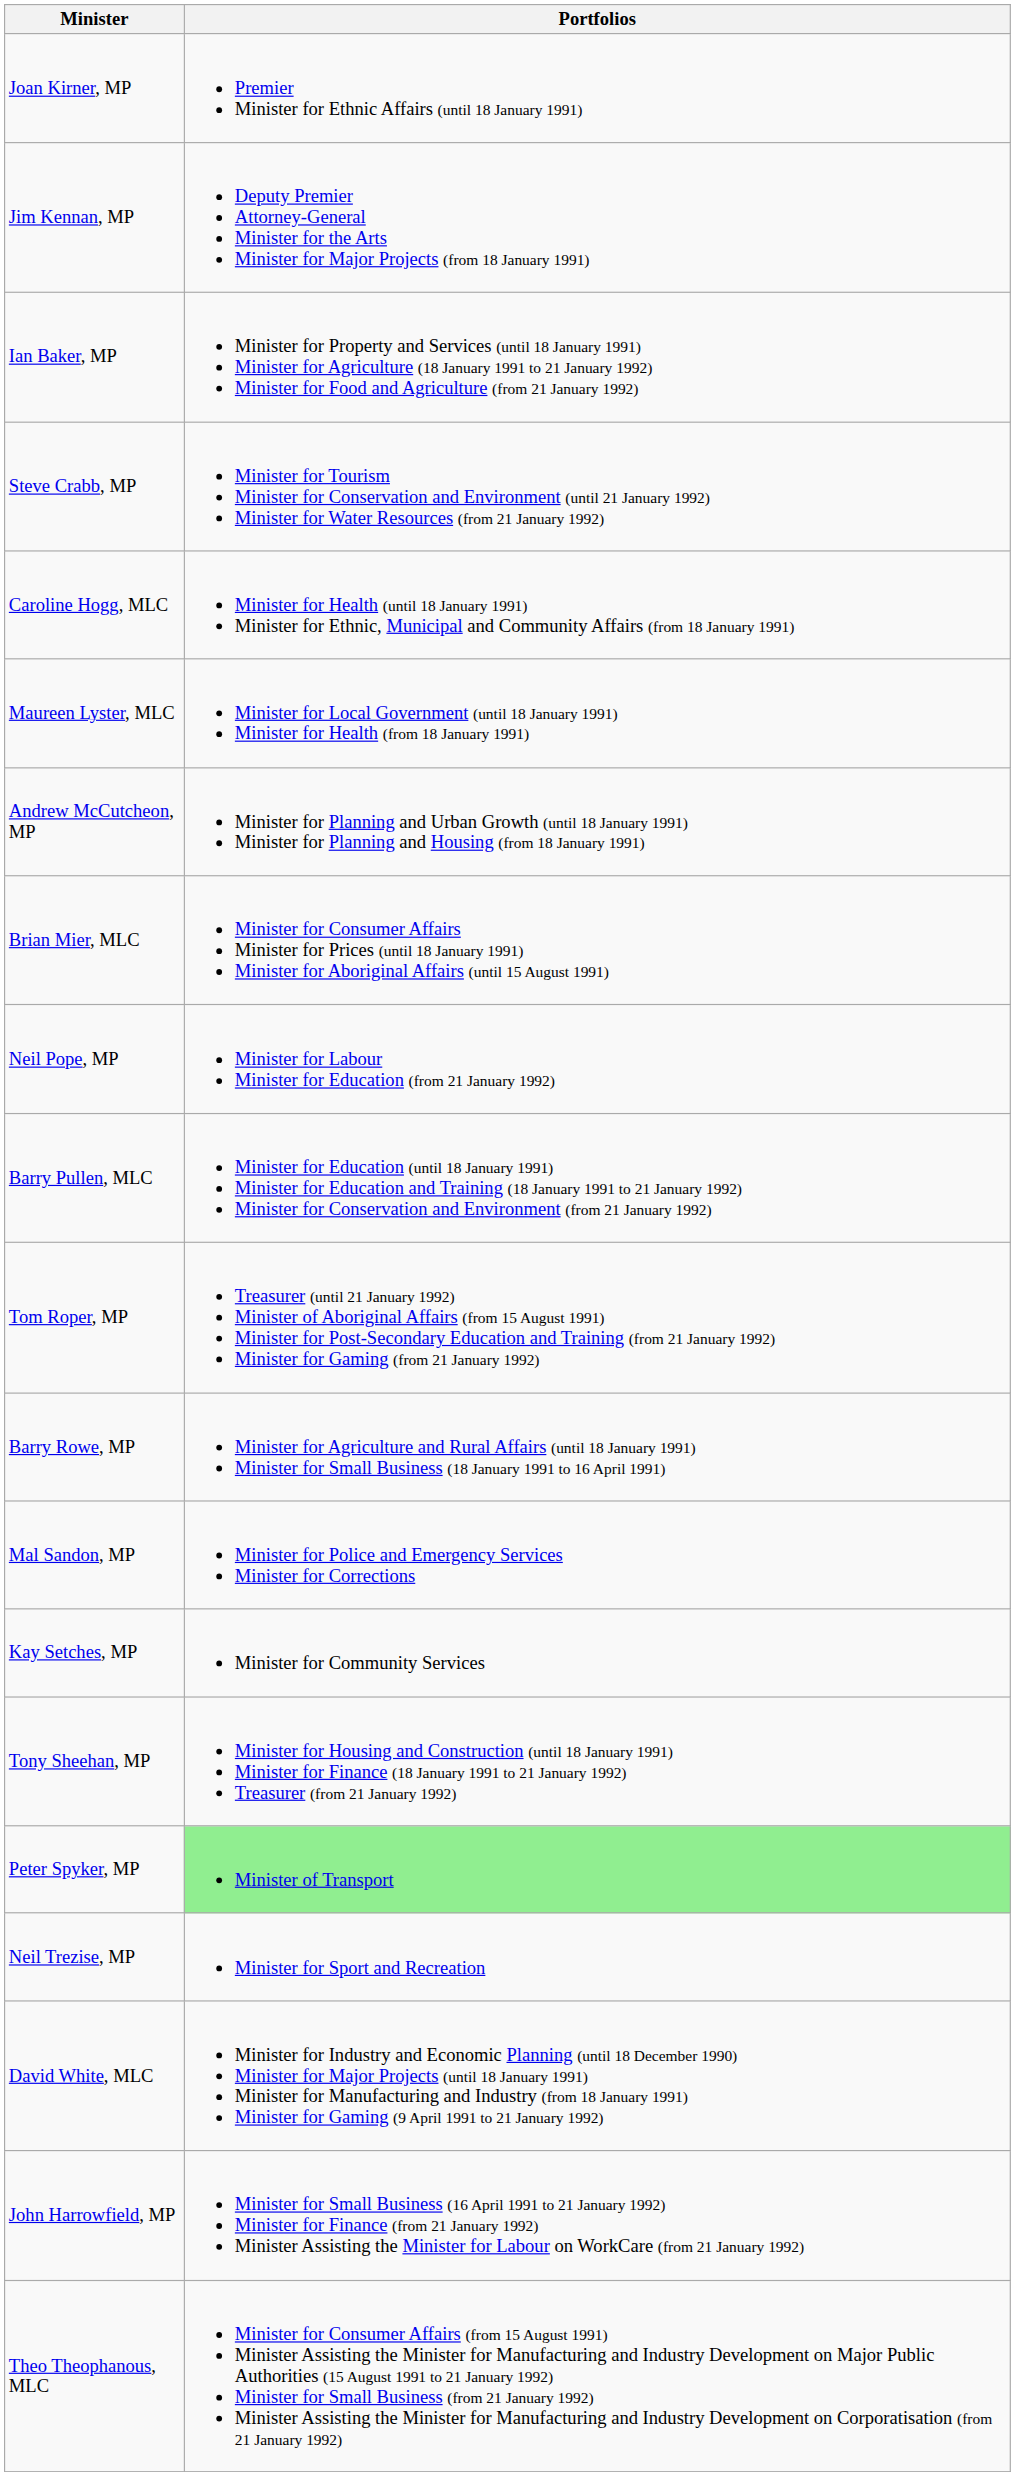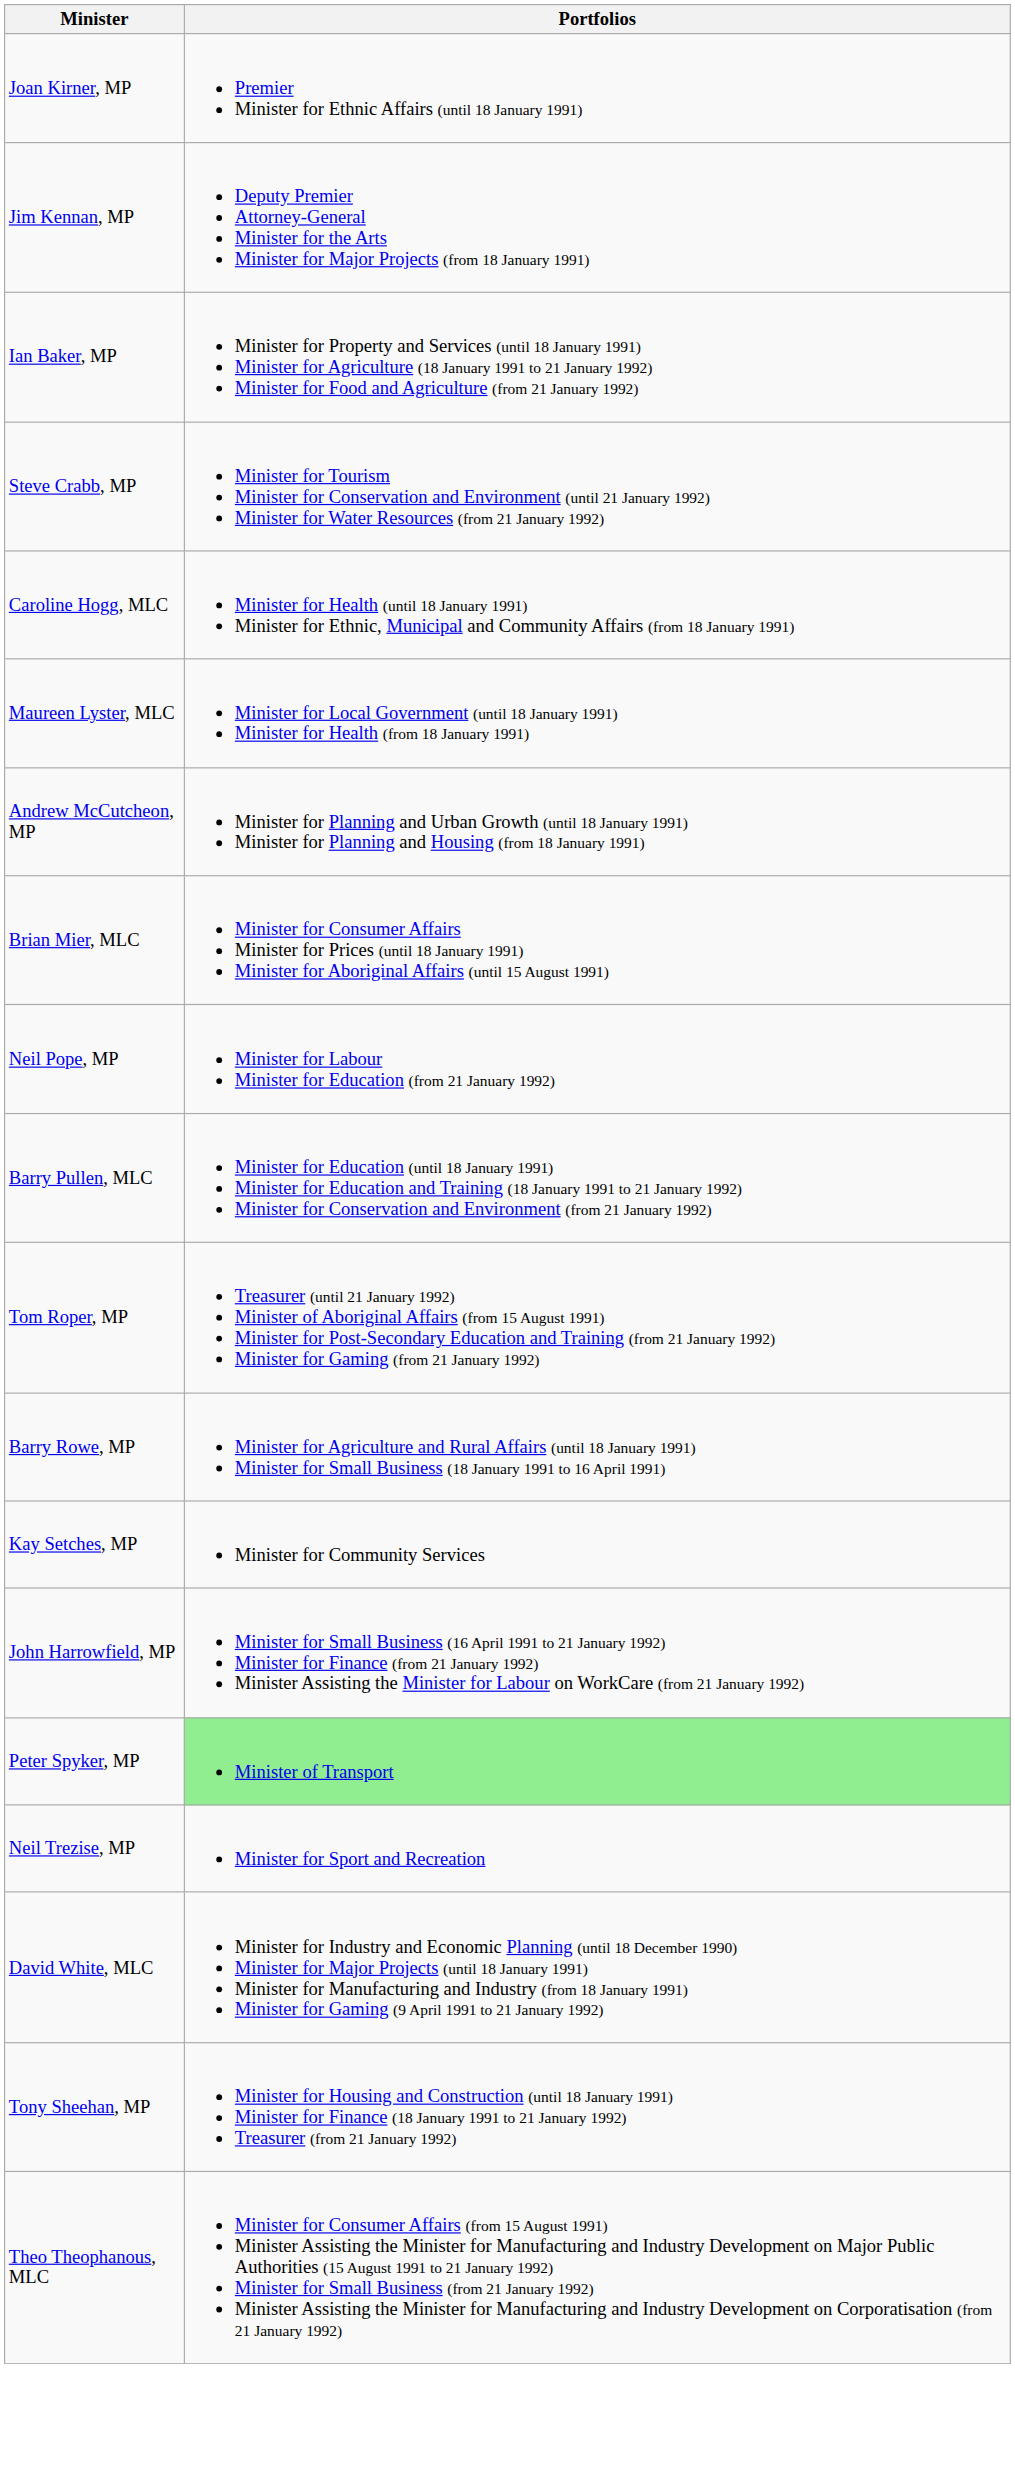- row: (72, 1554)
rows swapped: (80, 1761) <-> (92, 2215)
